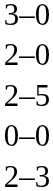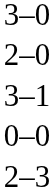+ row: (27, 95)
- row: (27, 95)
